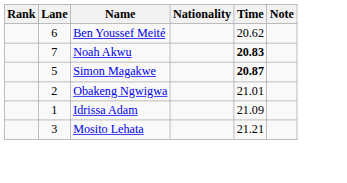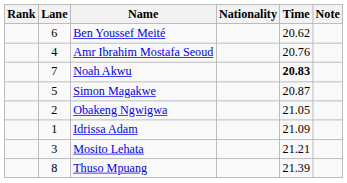+ row: (143, 52)
(250, 71) bold -> (296, 91) normal
(250, 91) 21.01 -> (296, 110) 21.05
+ row: (110, 168)
